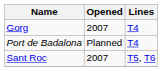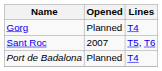(97, 27) 2007 -> (104, 27) Planned
rows swapped: (44, 43) <-> (27, 58)
